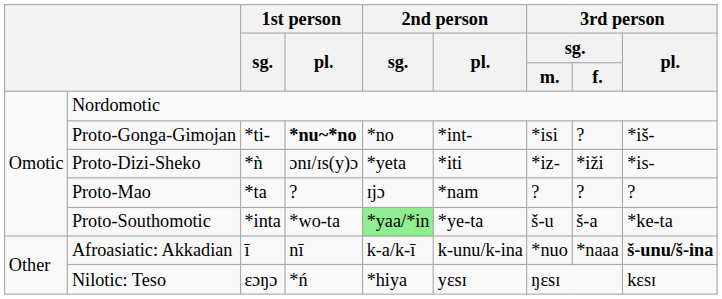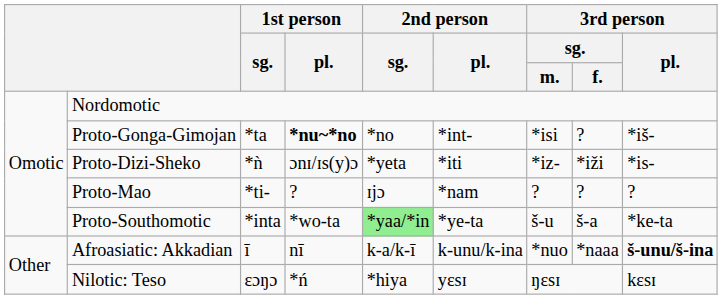(257, 134) *ti- -> (256, 134) *ta
(256, 192) *ta -> (257, 192) *ti-
